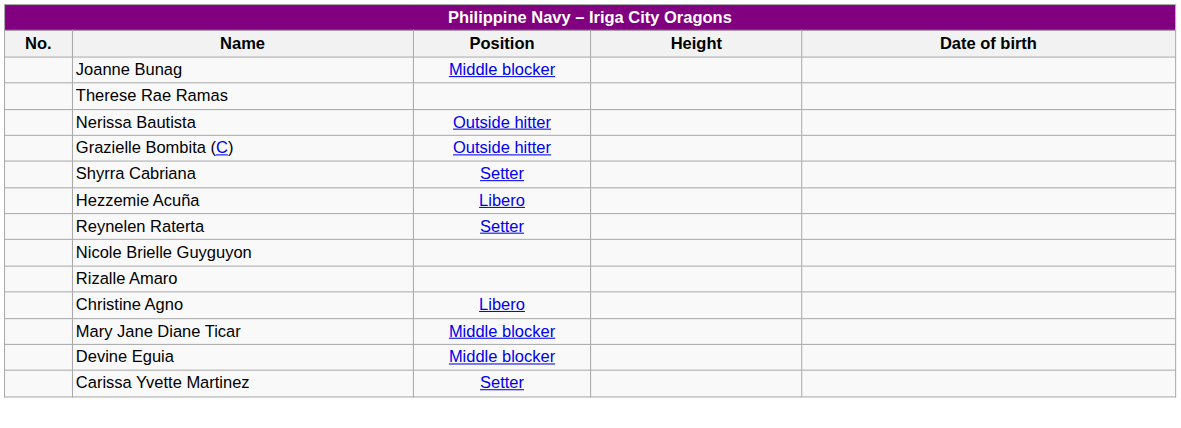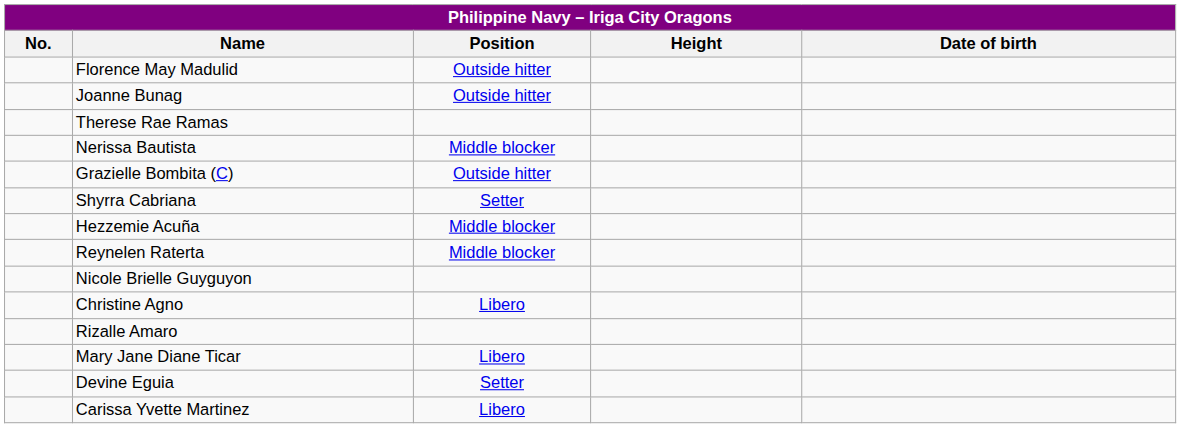+ row: (157, 69)
(502, 69) Middle blocker -> (502, 95) Outside hitter
(502, 122) Outside hitter -> (502, 148) Middle blocker
(502, 200) Libero -> (502, 226) Middle blocker
(502, 226) Setter -> (502, 252) Middle blocker
rows swapped: (129, 305) <-> (127, 278)
(502, 331) Middle blocker -> (502, 357) Libero
(502, 357) Middle blocker -> (502, 383) Setter
(502, 383) Setter -> (502, 409) Libero
